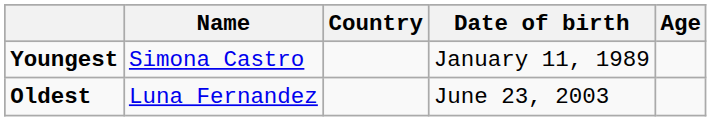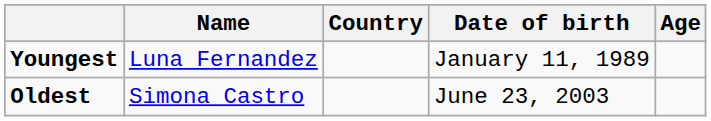(217, 60) Simona Castro -> (223, 60) Luna Fernandez
(223, 97) Luna Fernandez -> (217, 97) Simona Castro
